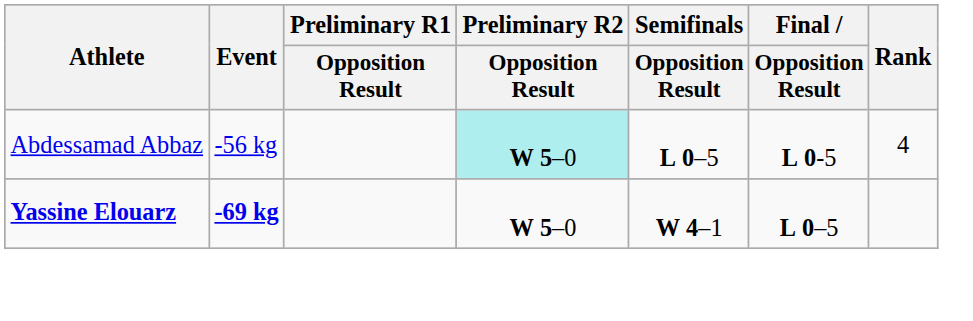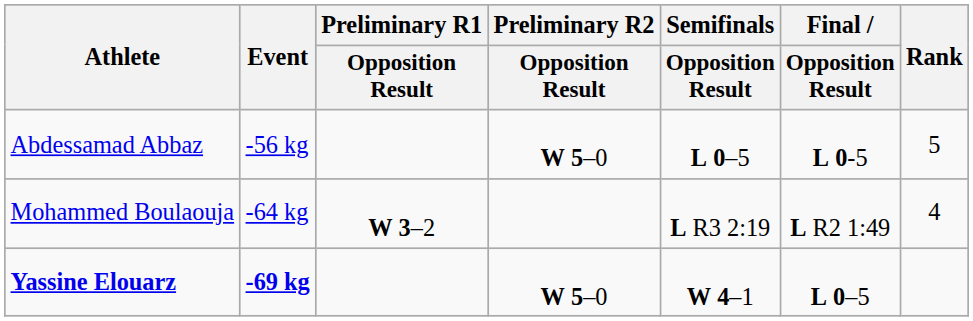(543, 158) paleturquoise background -> (574, 158) no background
(903, 144) 4 -> (934, 144) 5
+ row: (122, 213)
